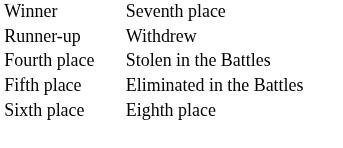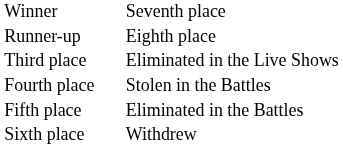(161, 36) Withdrew -> (171, 36) Eighth place
+ row: (45, 60)
(171, 109) Eighth place -> (161, 134) Withdrew
